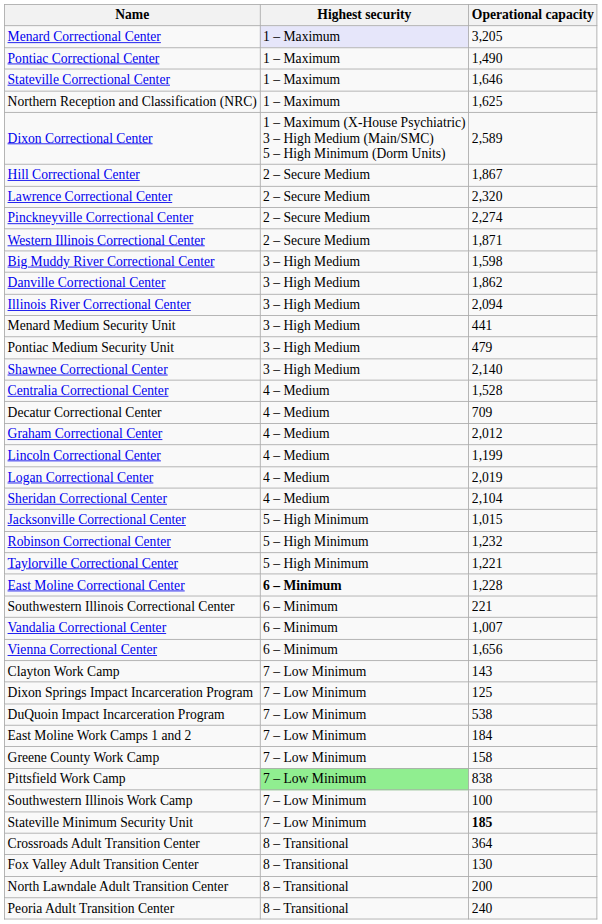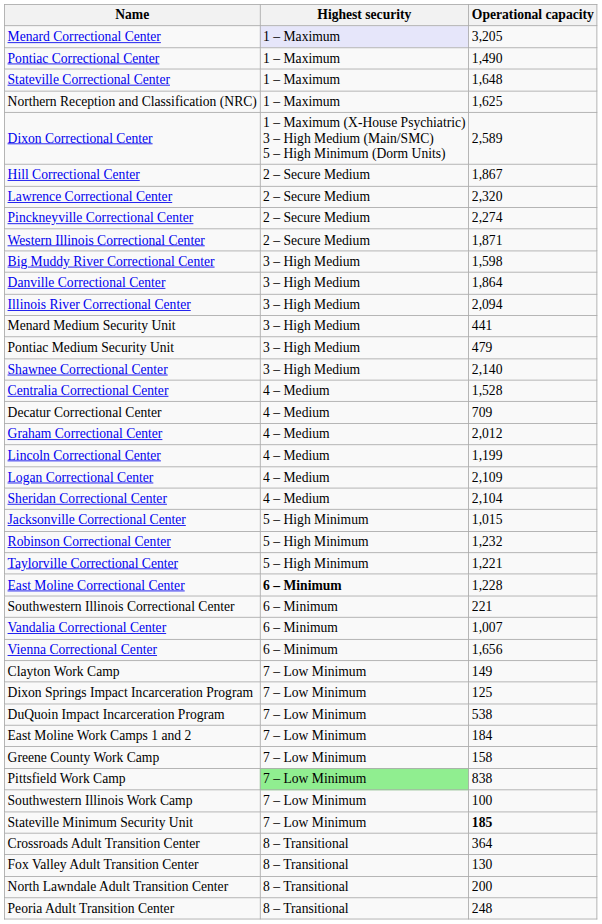(487, 79) 1,646 -> (487, 79) 1,648
(487, 283) 1,862 -> (487, 283) 1,864
(487, 477) 2,019 -> (487, 477) 2,109
(482, 671) 143 -> (482, 671) 149
(482, 908) 240 -> (482, 908) 248
